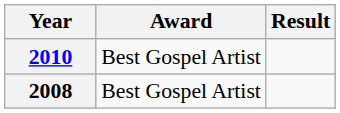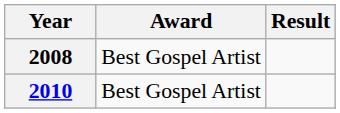rows swapped: (50, 90) <-> (50, 56)
